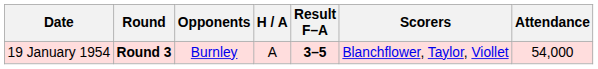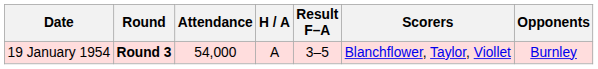columns swapped: (214, 23) <-> (552, 23)
(315, 52) bold -> (317, 52) normal
